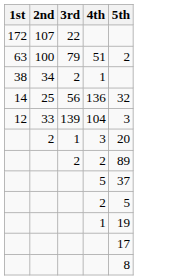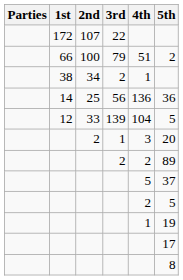+ column: (27, 14)
(21, 56) 63 -> (66, 56) 66
(123, 98) 32 -> (169, 98) 36
(127, 118) 3 -> (172, 118) 5
